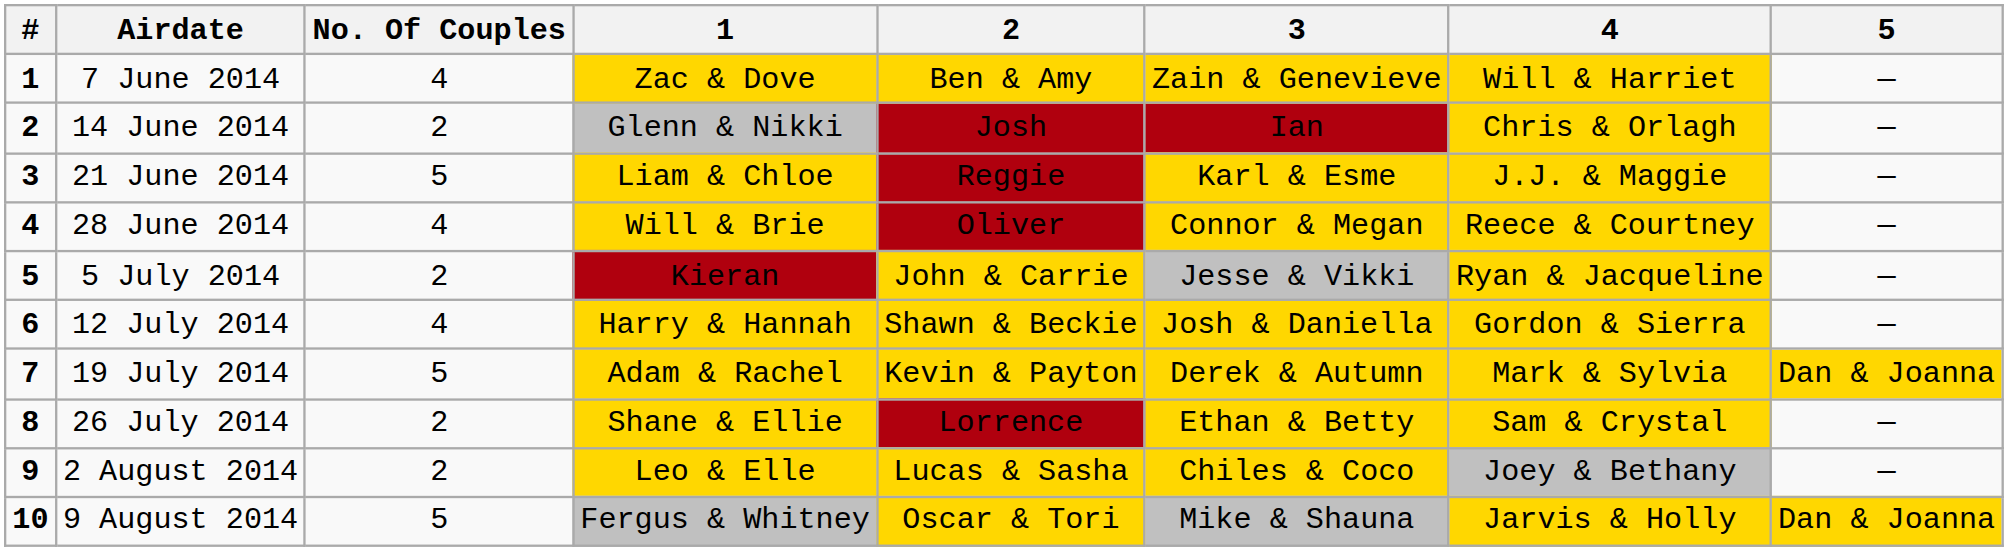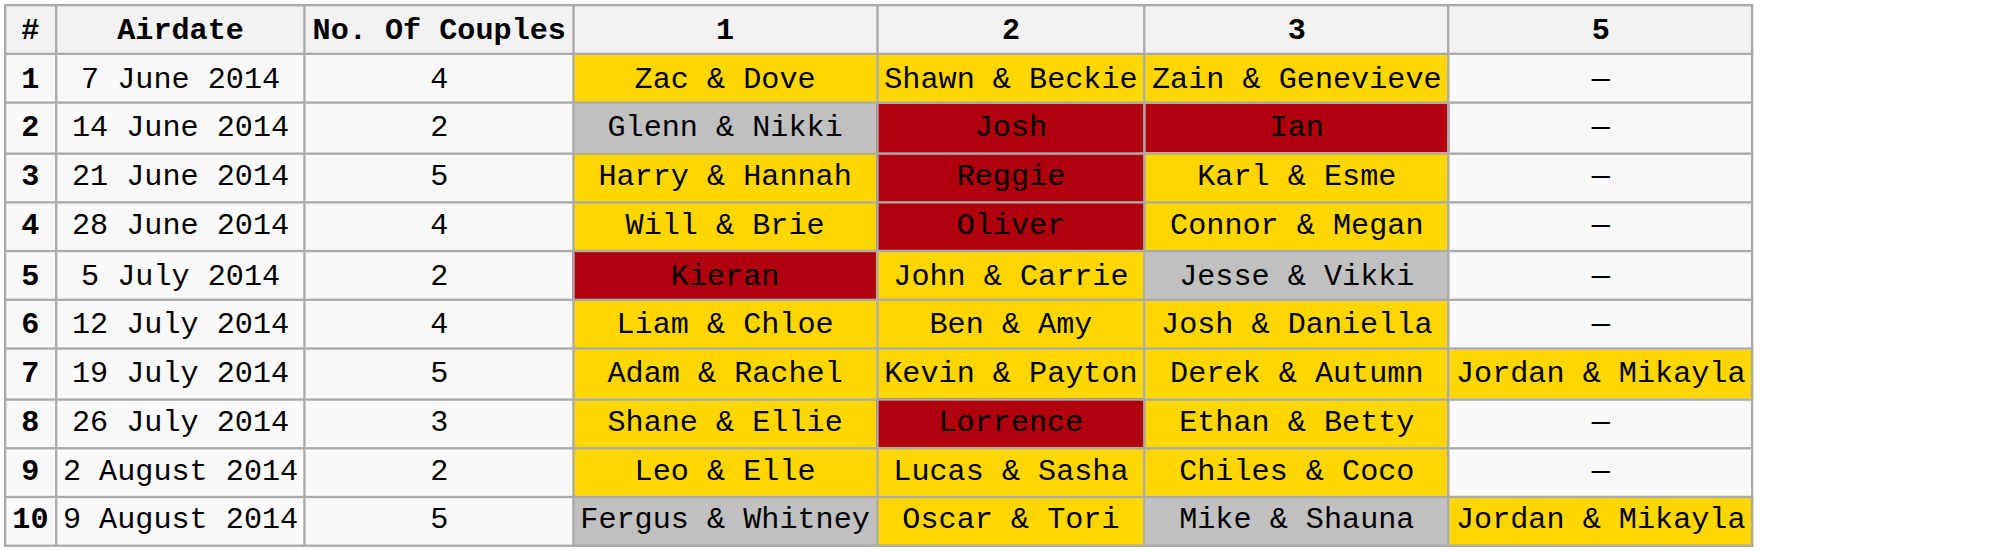- column: (1610, 30)
(1011, 79) Ben & Amy -> (1011, 79) Shawn & Beckie
(725, 177) Liam & Chloe -> (725, 177) Harry & Hannah
(725, 325) Harry & Hannah -> (725, 325) Liam & Chloe
(1011, 325) Shawn & Beckie -> (1011, 325) Ben & Amy
(1887, 374) Dan & Joanna -> (1601, 374) Jordan & Mikayla
(439, 423) 2 -> (439, 423) 3
(1887, 521) Dan & Joanna -> (1601, 521) Jordan & Mikayla
